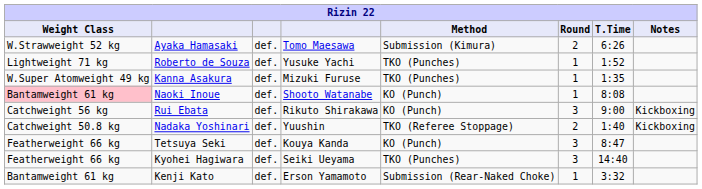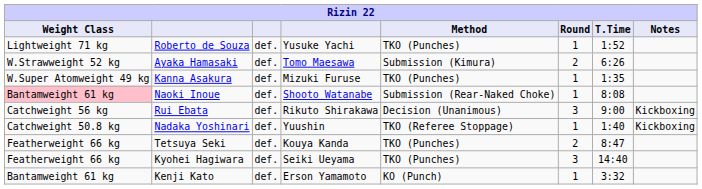rows swapped: (202, 62) <-> (196, 46)
(413, 95) KO (Punch) -> (469, 95) Submission (Rear-Naked Choke)
(413, 111) KO (Punch) -> (443, 111) Decision (Unanimous)
(575, 127) 2 -> (575, 127) 1
(413, 143) KO (Punch) -> (422, 143) TKO (Punches)
(575, 143) 3 -> (575, 143) 2
(469, 176) Submission (Rear-Naked Choke) -> (413, 176) KO (Punch)
